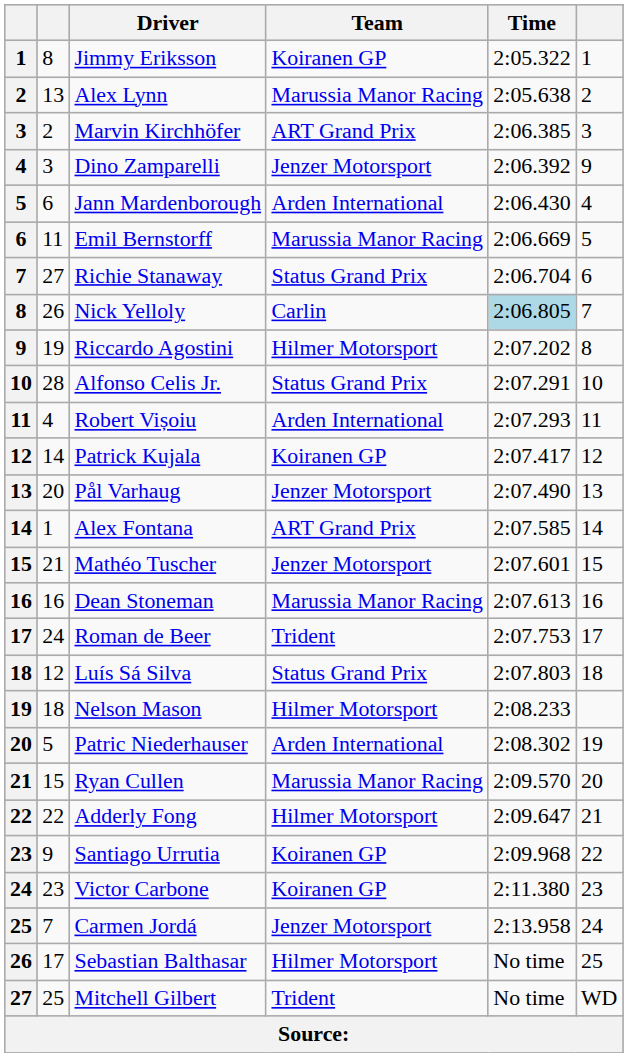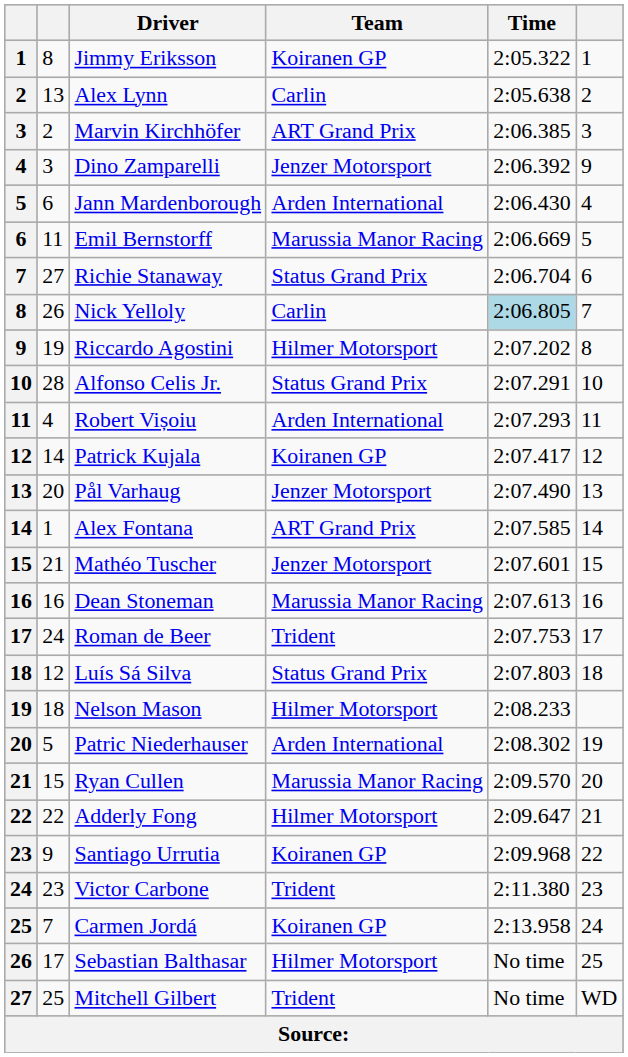(377, 94) Marussia Manor Racing -> (299, 94) Carlin
(329, 889) Koiranen GP -> (303, 889) Trident
(351, 925) Jenzer Motorsport -> (329, 925) Koiranen GP
